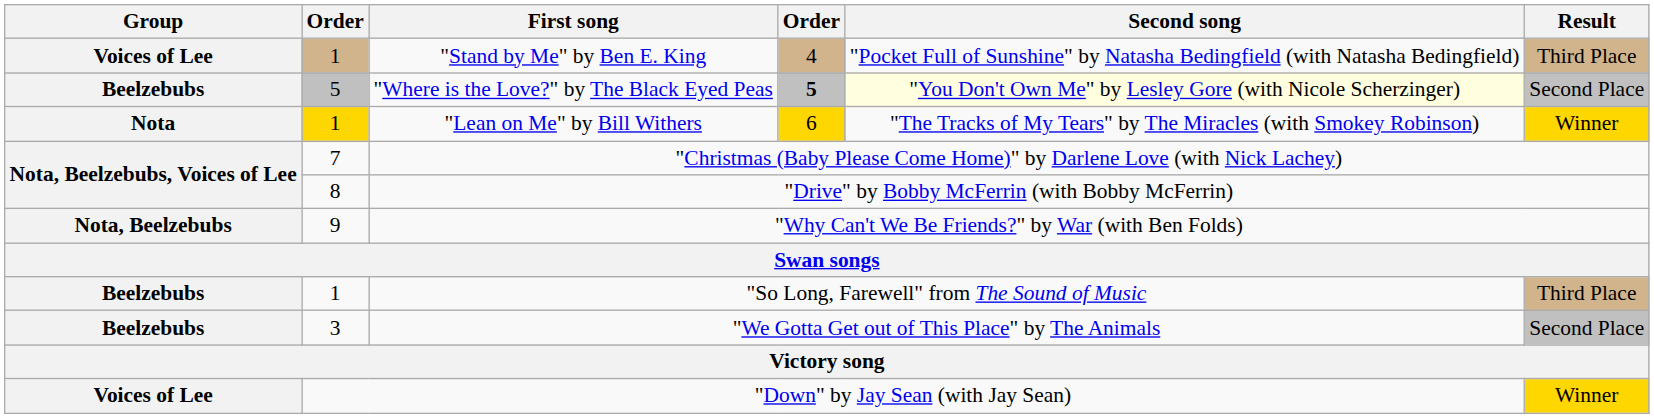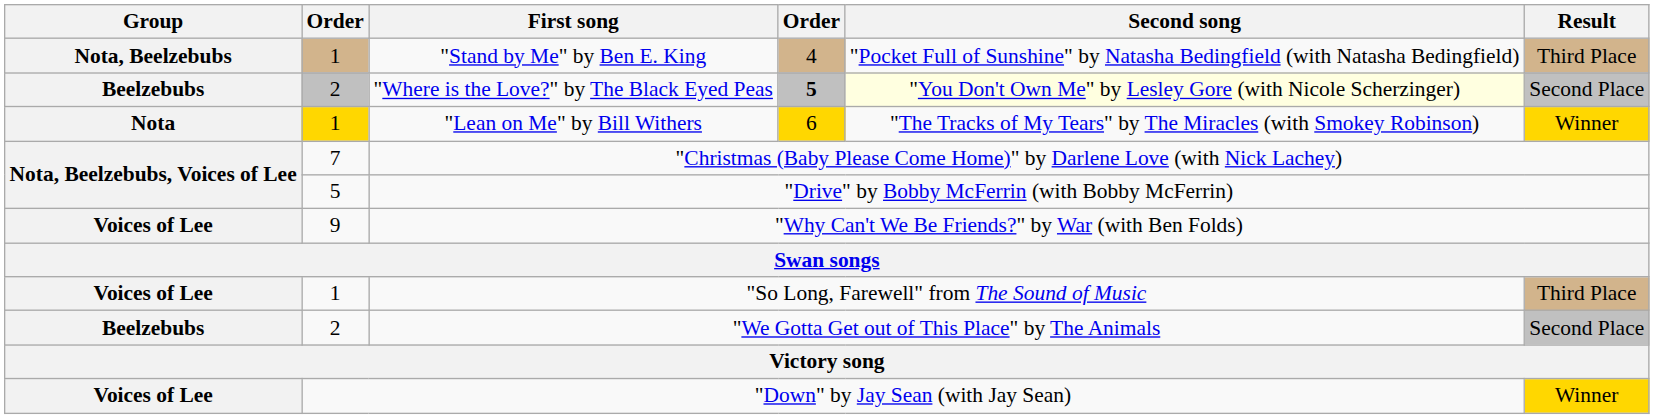(153, 55) Voices of Lee -> (153, 55) Nota, Beelzebubs
(335, 89) 5 -> (335, 89) 2
(335, 191) 8 -> (335, 191) 5
(153, 225) Nota, Beelzebubs -> (153, 225) Voices of Lee
(153, 293) Beelzebubs -> (153, 293) Voices of Lee
(335, 327) 3 -> (335, 327) 2
